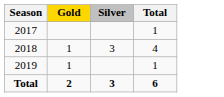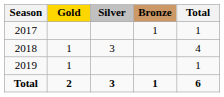+ column: (155, 13)
